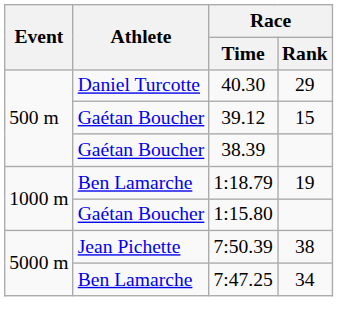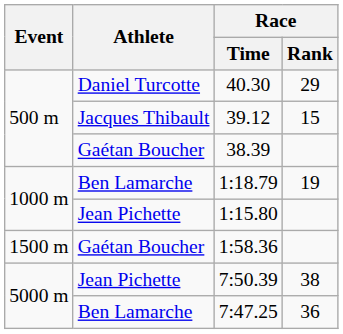(141, 117) Gaétan Boucher -> (144, 117) Jacques Thibault
(141, 214) Gaétan Boucher -> (129, 214) Jean Pichette
+ row: (248, 247)
(305, 279) 34 -> (310, 311) 36
